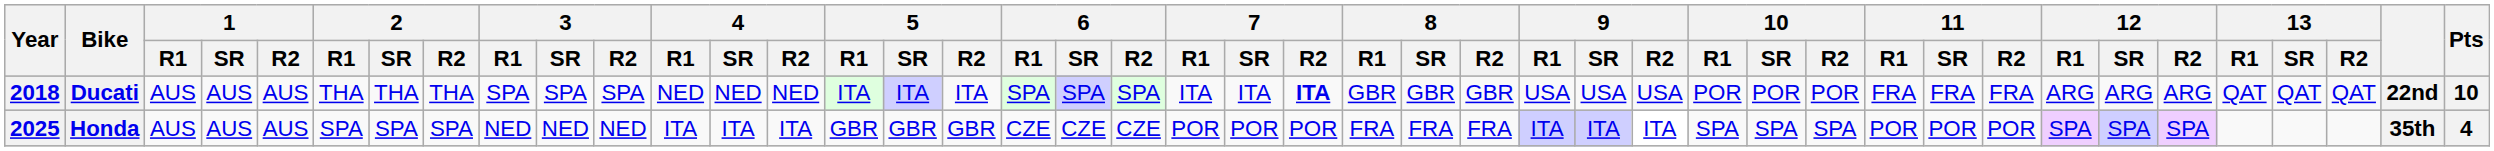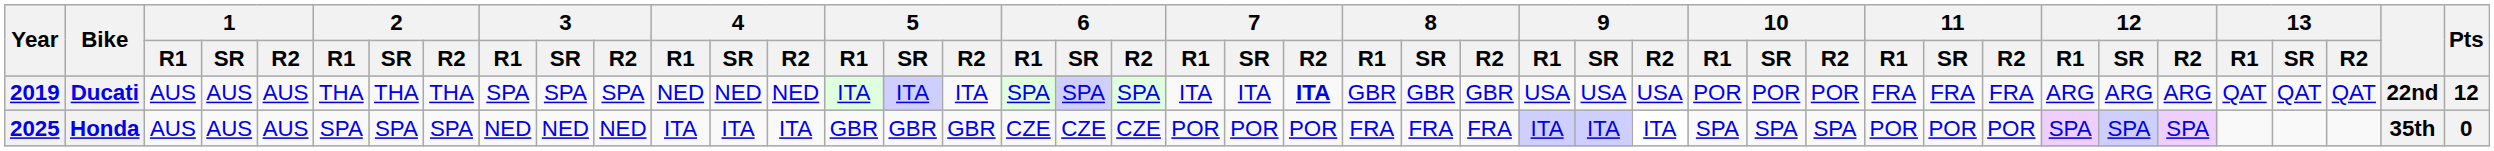(35, 93) 2018 -> (35, 93) 2019
(2466, 93) 10 -> (2466, 93) 12
(2466, 129) 4 -> (2466, 129) 0
